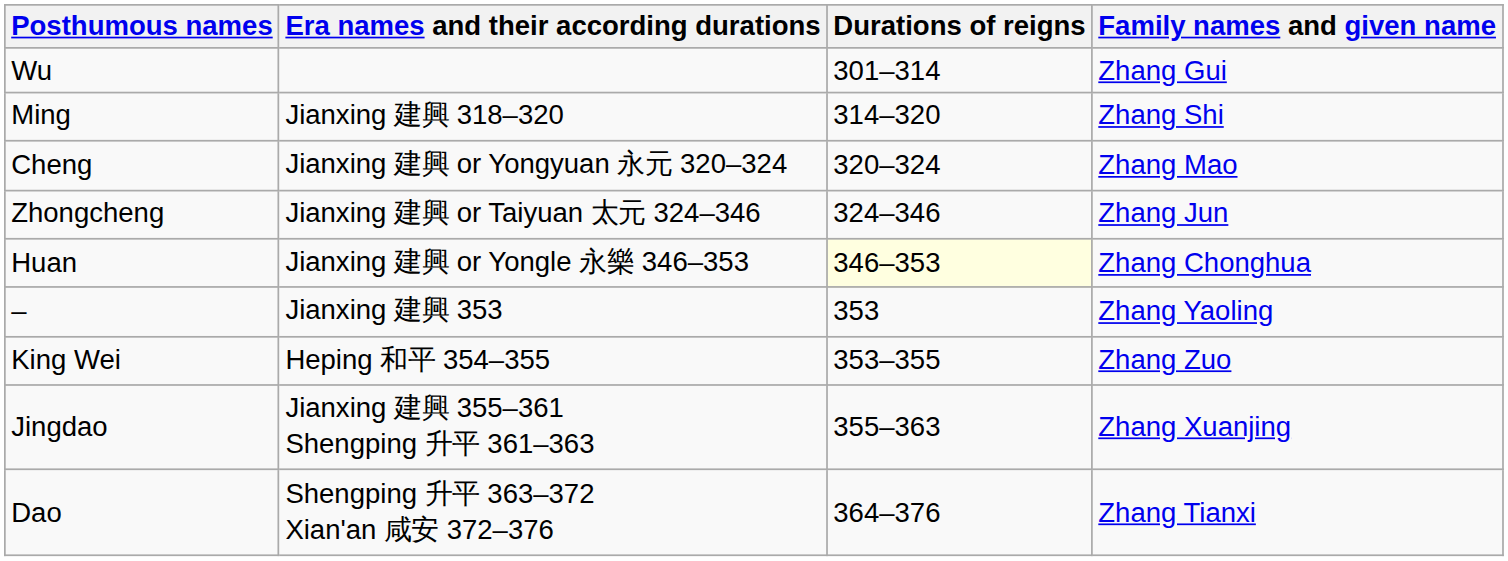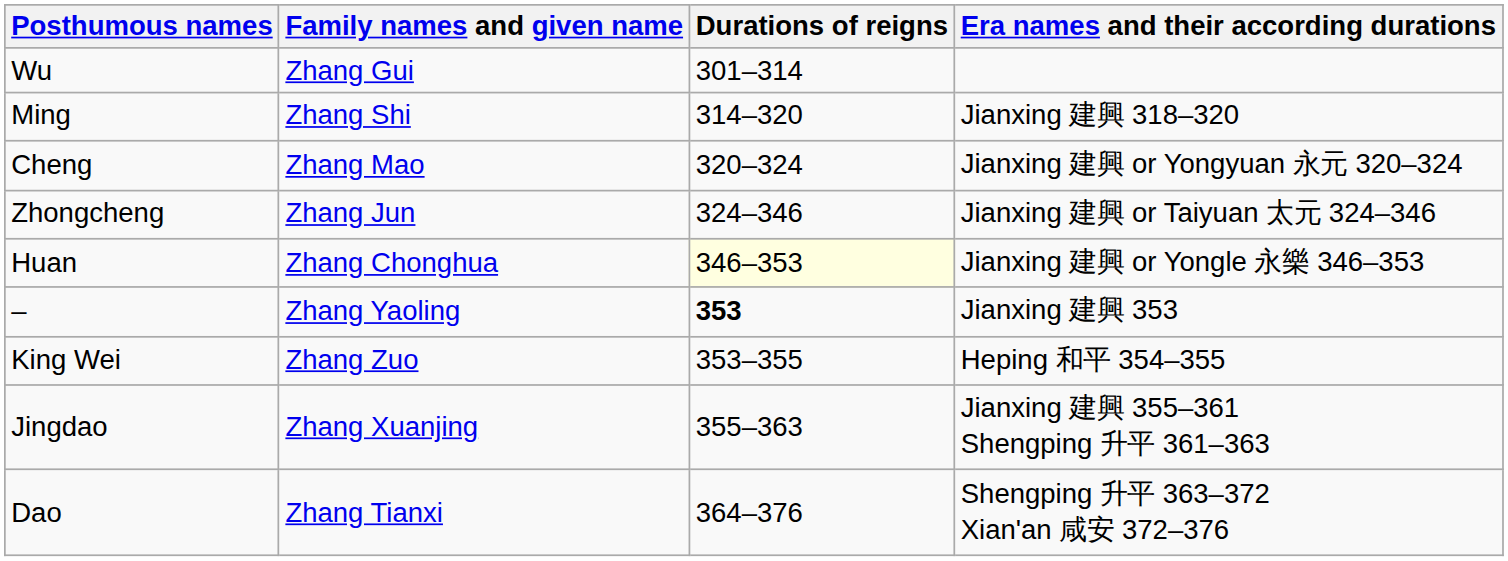columns swapped: (1297, 26) <-> (553, 26)
(856, 311) normal -> (719, 311) bold
